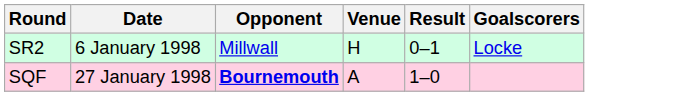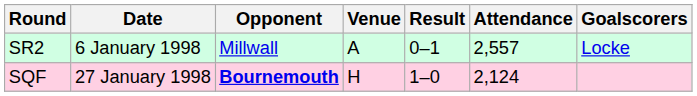+ column: (523, 18)
(354, 47) H -> (353, 47) A
(353, 76) A -> (354, 76) H
